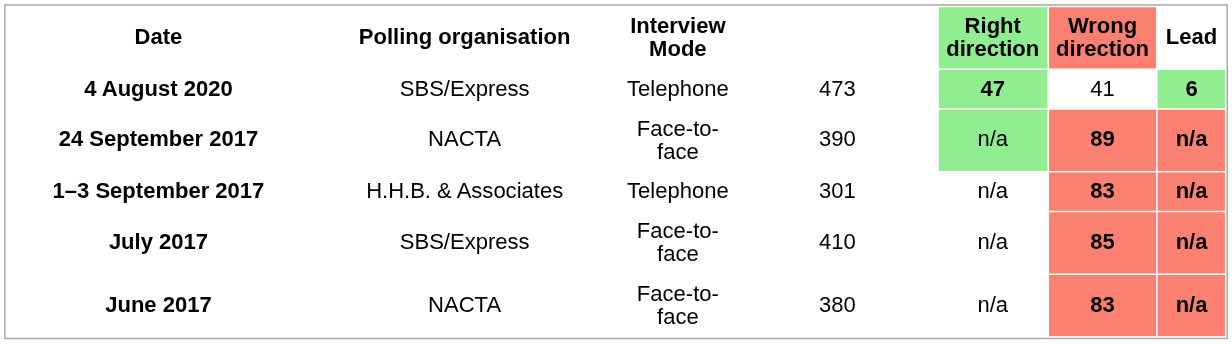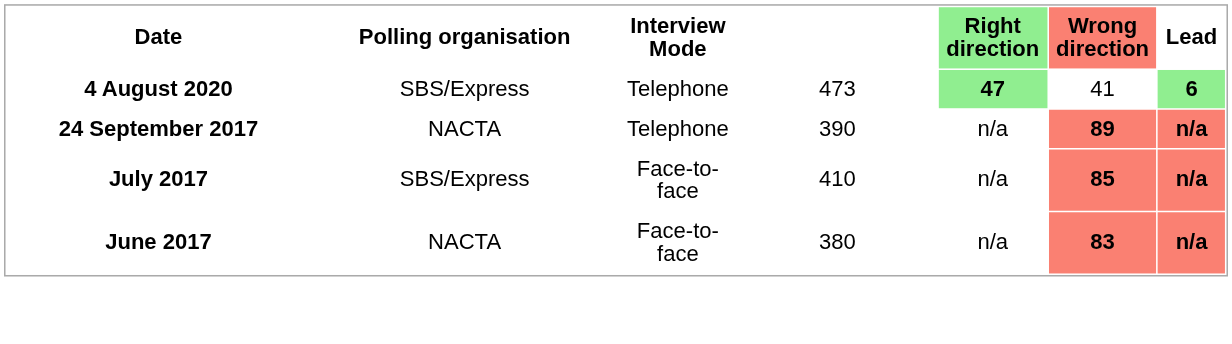(678, 139) Face-to-face -> (678, 128) Telephone
(993, 139) lightgreen background -> (993, 128) no background
- row: (158, 190)
